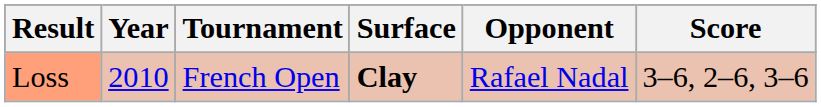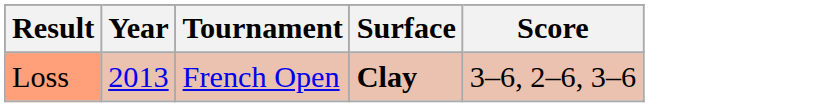- column: (549, 28)
(138, 76) 2010 -> (138, 76) 2013
